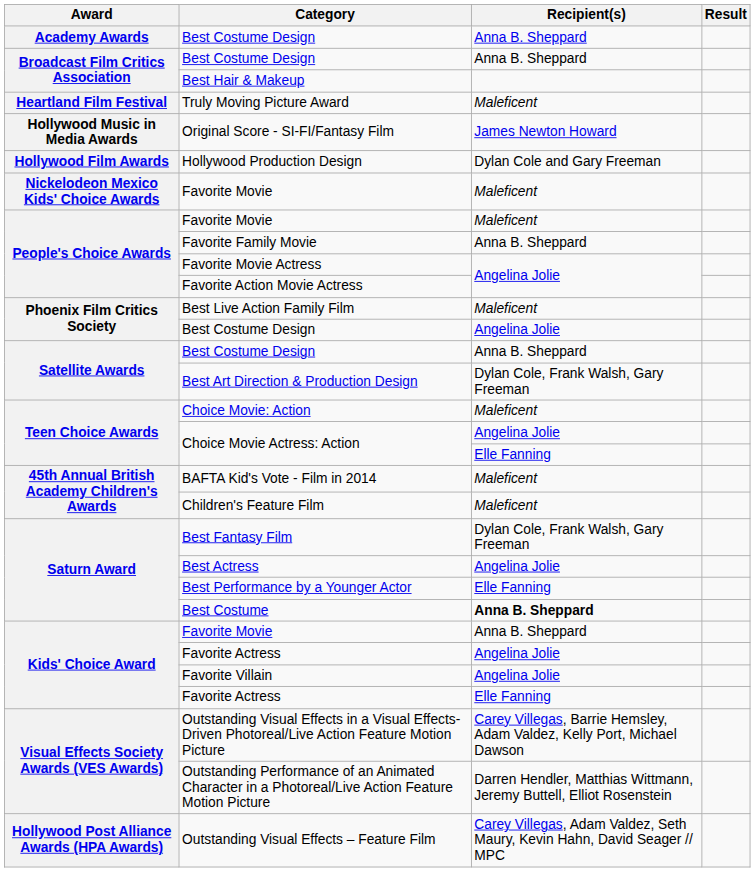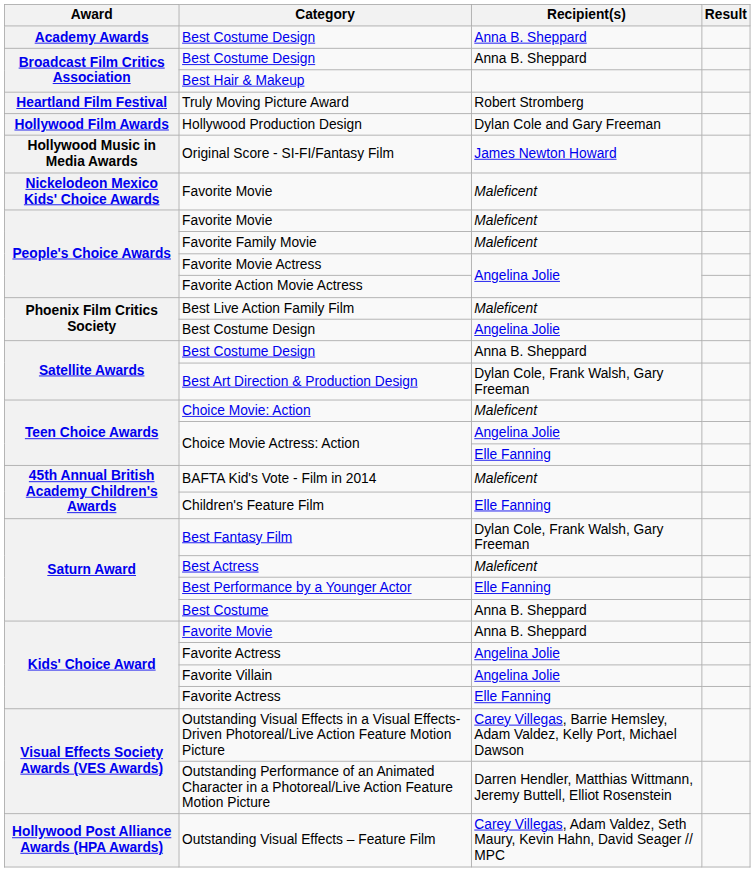(506, 102) Maleficent -> (529, 102) Robert Stromberg
rows swapped: (92, 161) <-> (92, 132)
(531, 242) Anna B. Sheppard -> (506, 242) Maleficent
(506, 505) Maleficent -> (513, 505) Elle Fanning
(517, 566) Angelina Jolie -> (506, 566) Maleficent
(534, 610) bold -> (531, 610) normal
